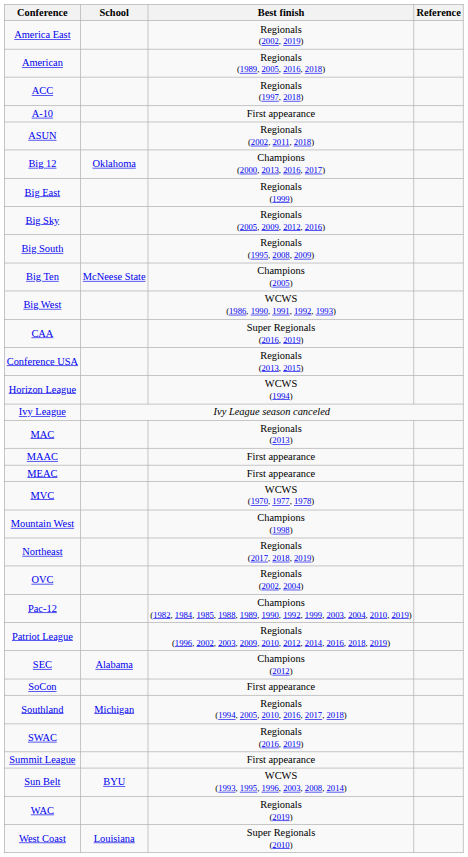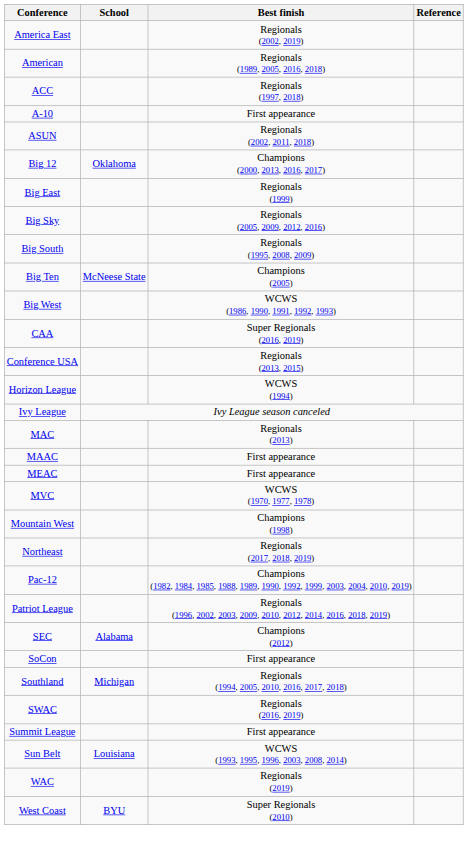- row: (42, 580)
(114, 782) BYU -> (114, 754) Louisiana
(114, 838) Louisiana -> (114, 810) BYU
